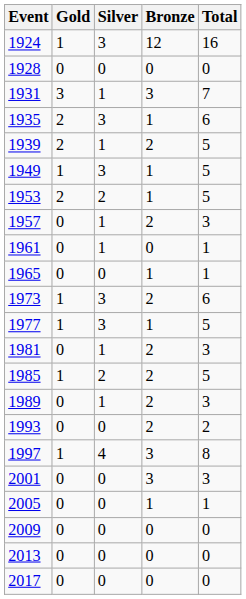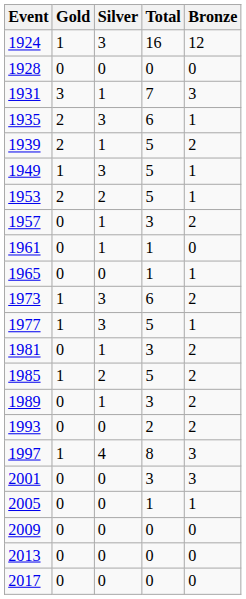columns swapped: (170, 17) <-> (220, 17)
